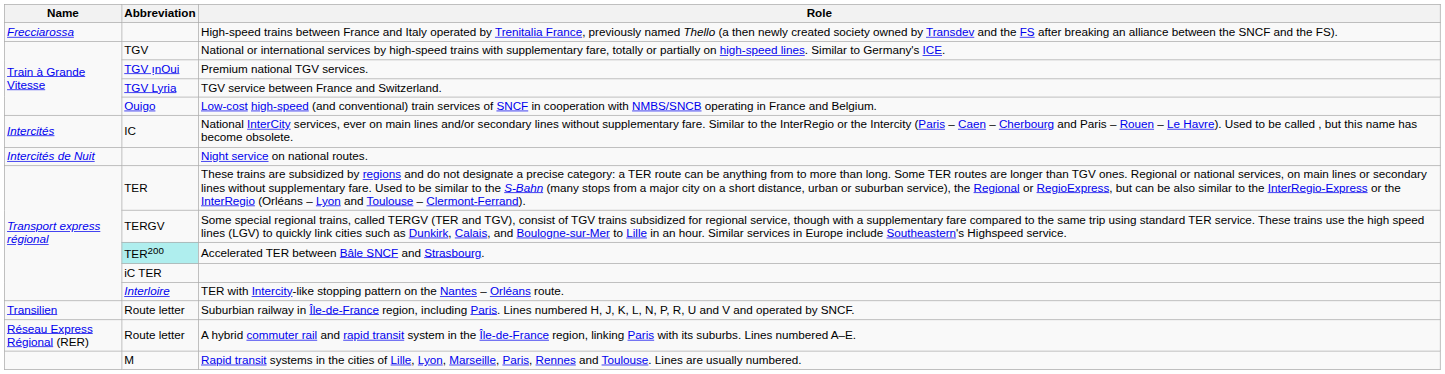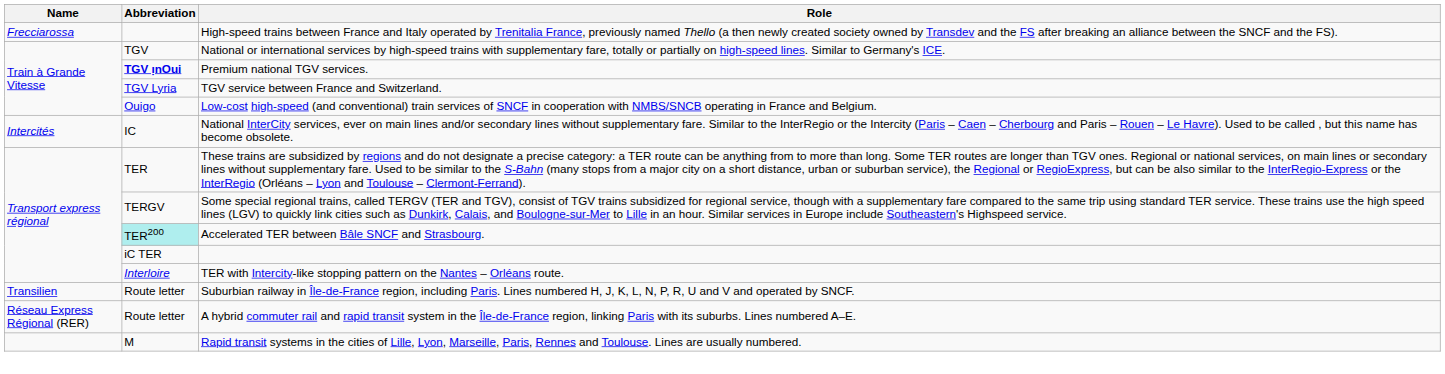(152, 69) normal -> (153, 69) bold
- row: (284, 156)
